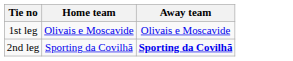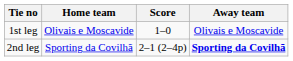+ column: (163, 13)
